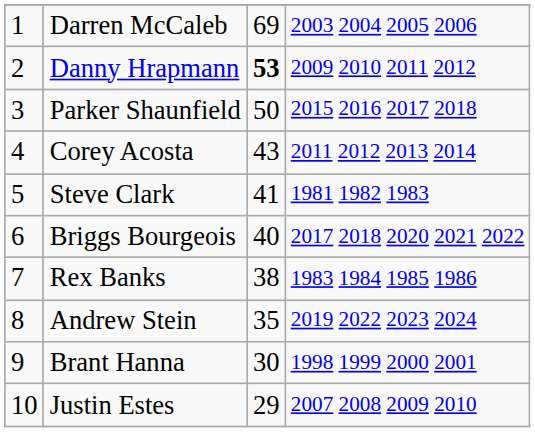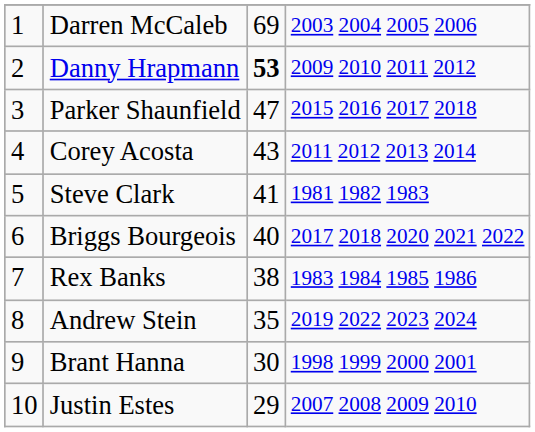(266, 109) 50 -> (266, 109) 47
